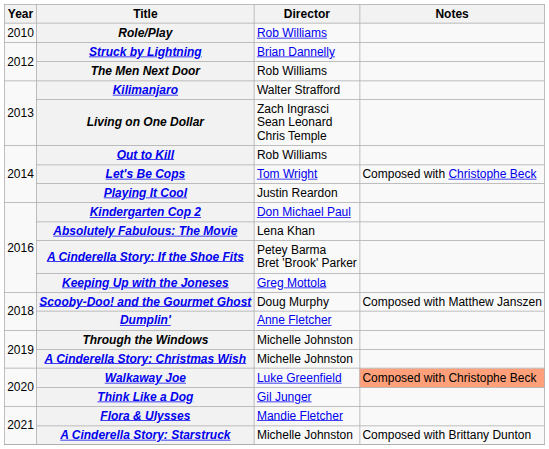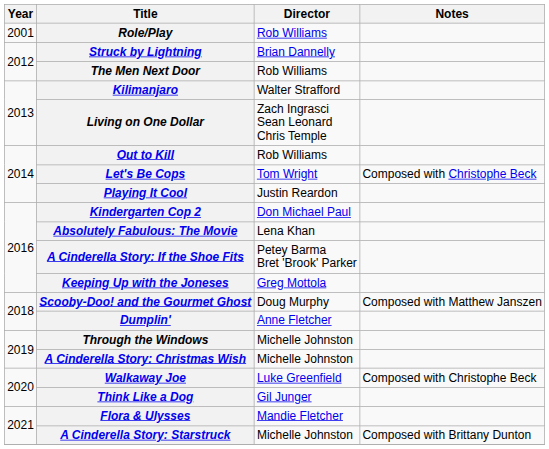(20, 33) 2010 -> (20, 33) 2001
(449, 378) lightsalmon background -> (449, 378) no background
